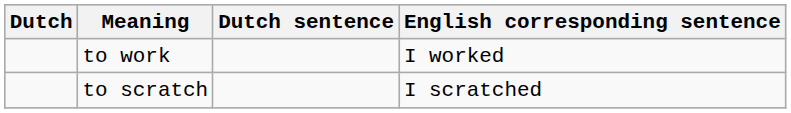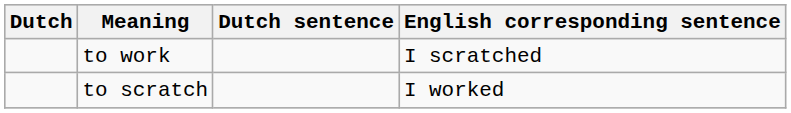(454, 56) I worked -> (473, 56) I scratched
(473, 90) I scratched -> (454, 90) I worked
